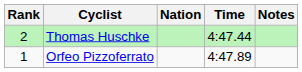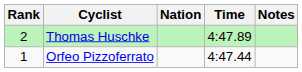(230, 36) 4:47.44 -> (230, 36) 4:47.89
(230, 57) 4:47.89 -> (230, 57) 4:47.44
